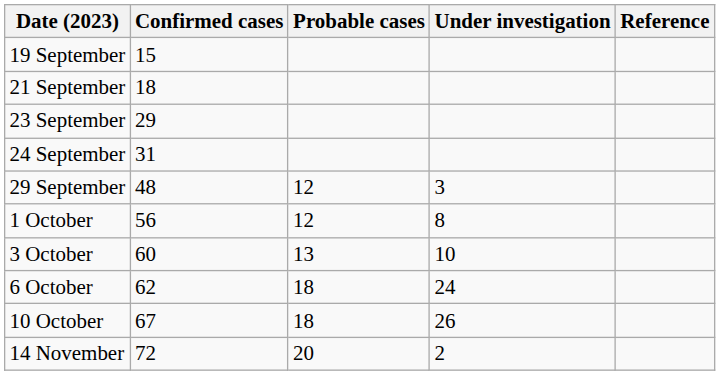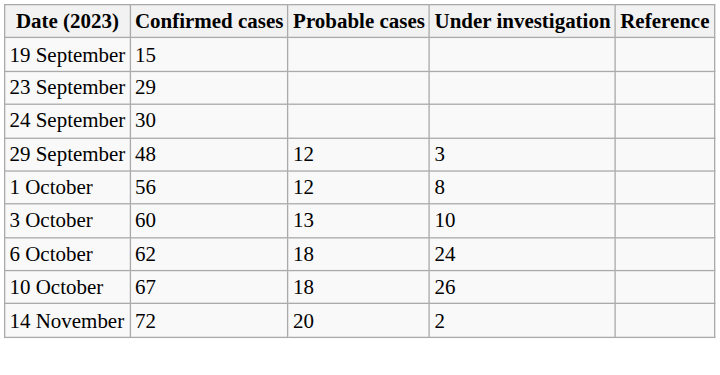- row: (67, 87)
(145, 154) 31 -> (145, 120) 30
